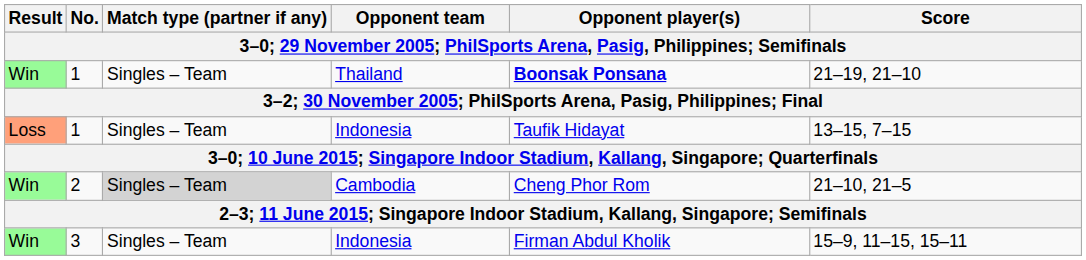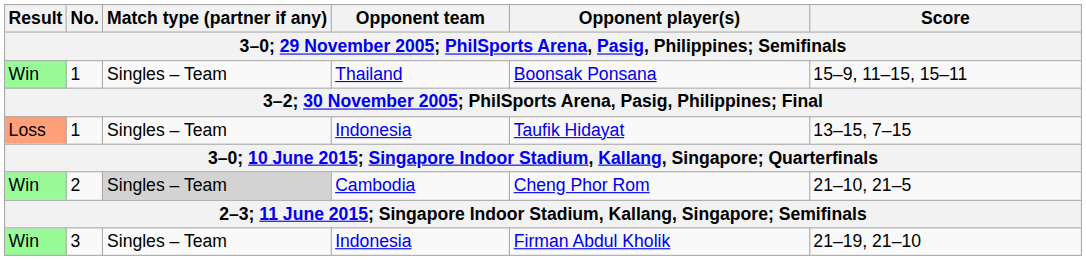(590, 74) bold -> (585, 74) normal
(867, 74) 21–19, 21–10 -> (890, 74) 15–9, 11–15, 15–11
(890, 241) 15–9, 11–15, 15–11 -> (867, 241) 21–19, 21–10
